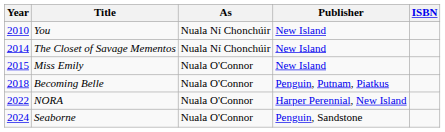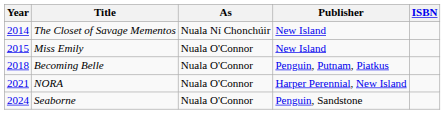- row: (42, 30)
(18, 100) 2022 -> (18, 83) 2021
